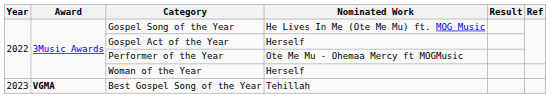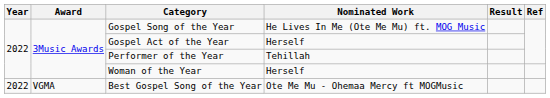(365, 56) Ote Me Mu - Ohemaa Mercy ft MOGMusic -> (288, 56) Tehillah
(17, 86) 2023 -> (17, 86) 2022
(44, 86) bold -> (44, 86) normal
(288, 86) Tehillah -> (365, 86) Ote Me Mu - Ohemaa Mercy ft MOGMusic
